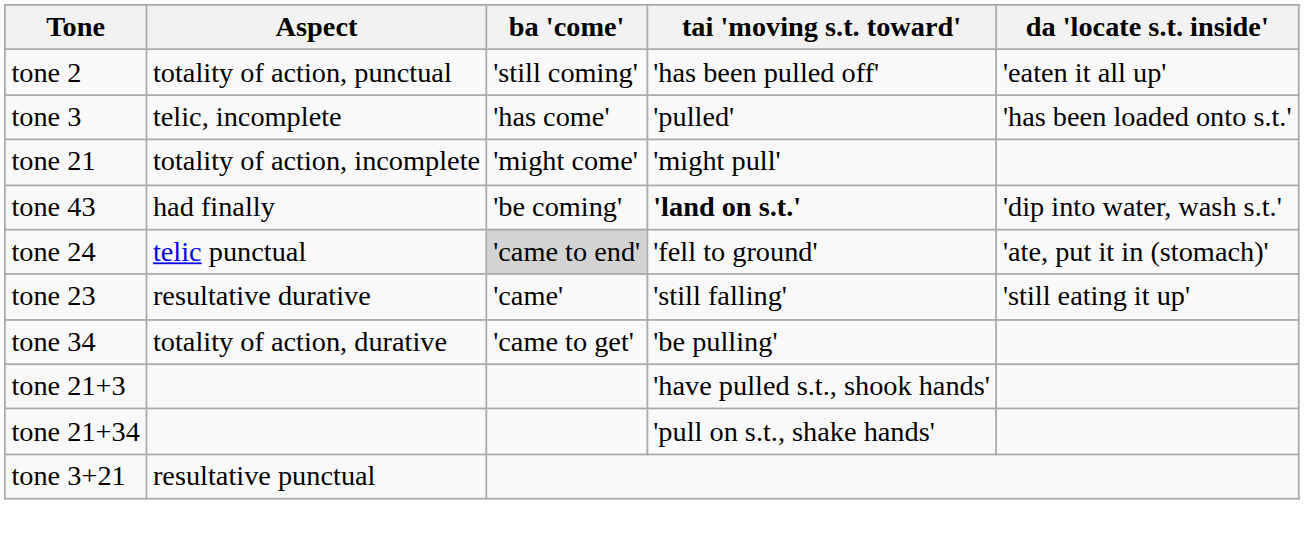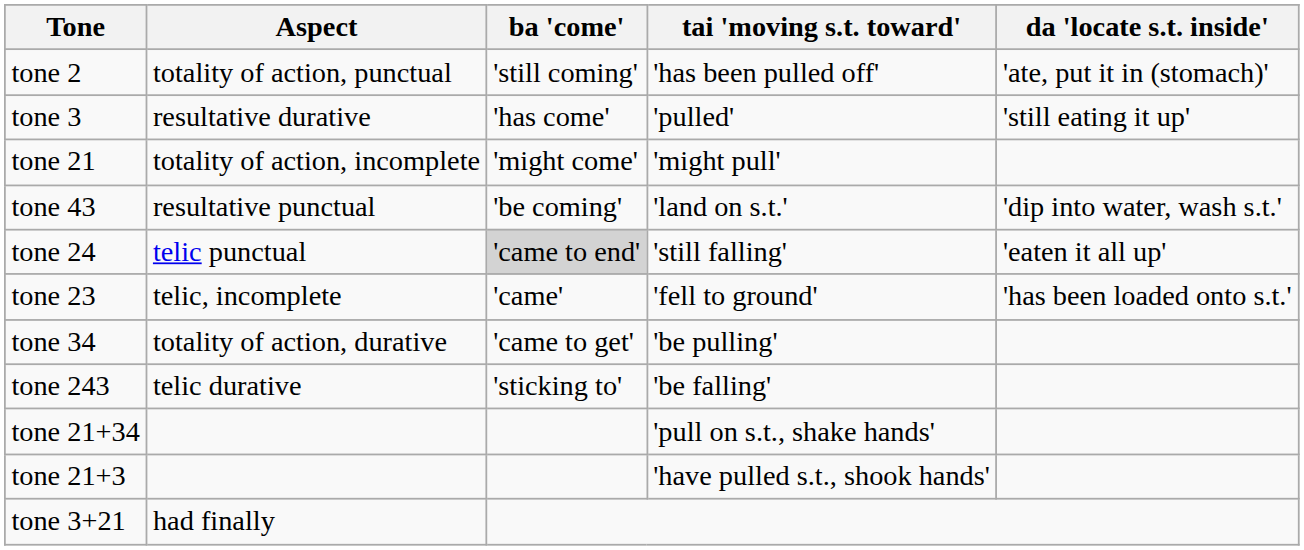(1085, 71) 'eaten it all up' -> (1136, 71) 'ate, put it in (stomach)'
(247, 116) telic, incomplete -> (262, 116) resultative durative
(1147, 116) 'has been loaded onto s.t.' -> (1097, 116) 'still eating it up'
(214, 206) had finally -> (264, 206) resultative punctual
(727, 206) bold -> (720, 206) normal
(735, 251) 'fell to ground' -> (720, 251) 'still falling'
(1136, 251) 'ate, put it in (stomach)' -> (1085, 251) 'eaten it all up'
(262, 296) resultative durative -> (247, 296) telic, incomplete
(720, 296) 'still falling' -> (735, 296) 'fell to ground'
(1097, 296) 'still eating it up' -> (1147, 296) 'has been loaded onto s.t.'
+ row: (61, 386)
rows swapped: (76, 431) <-> (69, 386)
(264, 476) resultative punctual -> (214, 521) had finally
